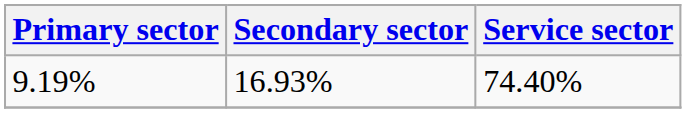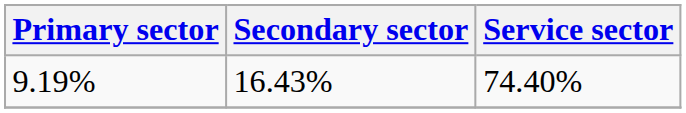(283, 81) 16.93% -> (283, 81) 16.43%
